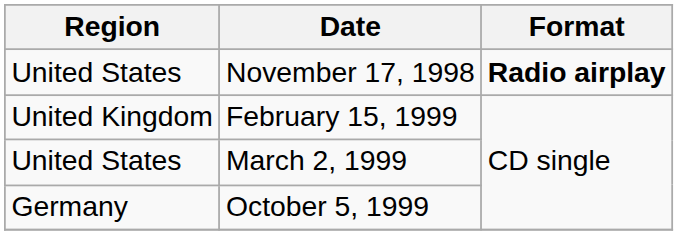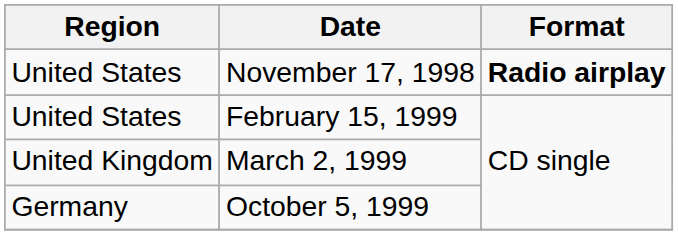(112, 116) United Kingdom -> (96, 116) United States
(96, 161) United States -> (112, 161) United Kingdom
